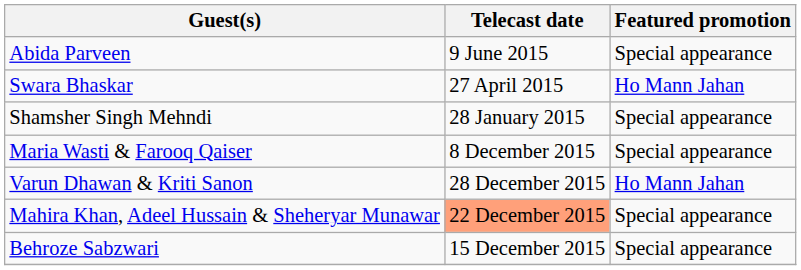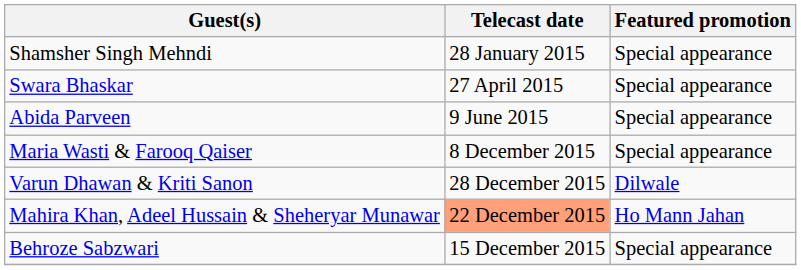rows swapped: (111, 118) <-> (70, 53)
(679, 85) Ho Mann Jahan -> (693, 85) Special appearance
(679, 183) Ho Mann Jahan -> (647, 183) Dilwale
(693, 215) Special appearance -> (679, 215) Ho Mann Jahan
